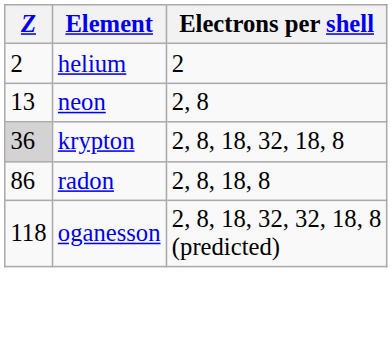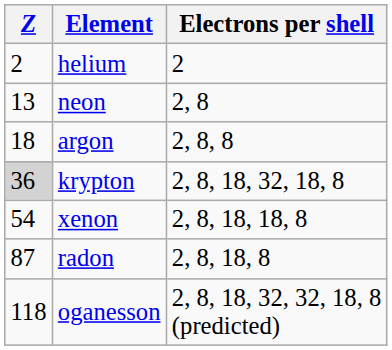+ row: (86, 141)
+ row: (88, 219)
(23, 180) 86 -> (23, 258) 87
